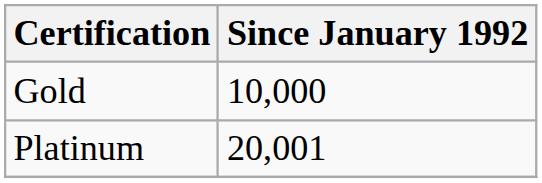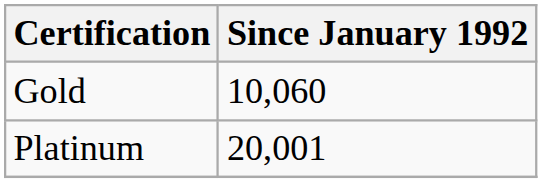(277, 90) 10,000 -> (277, 90) 10,060
